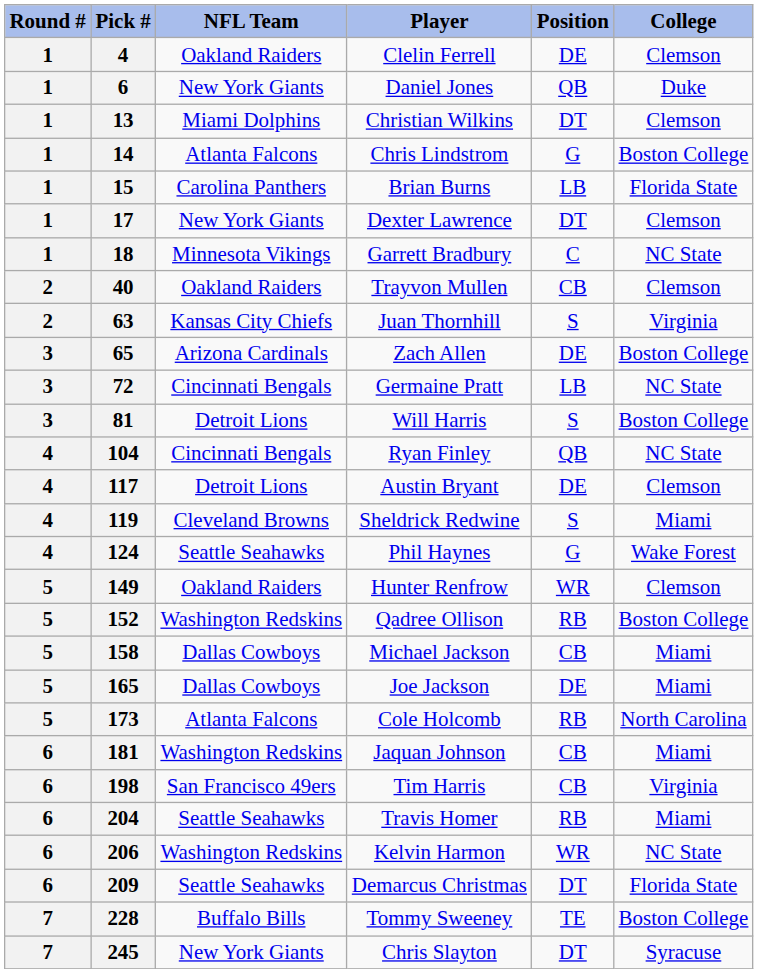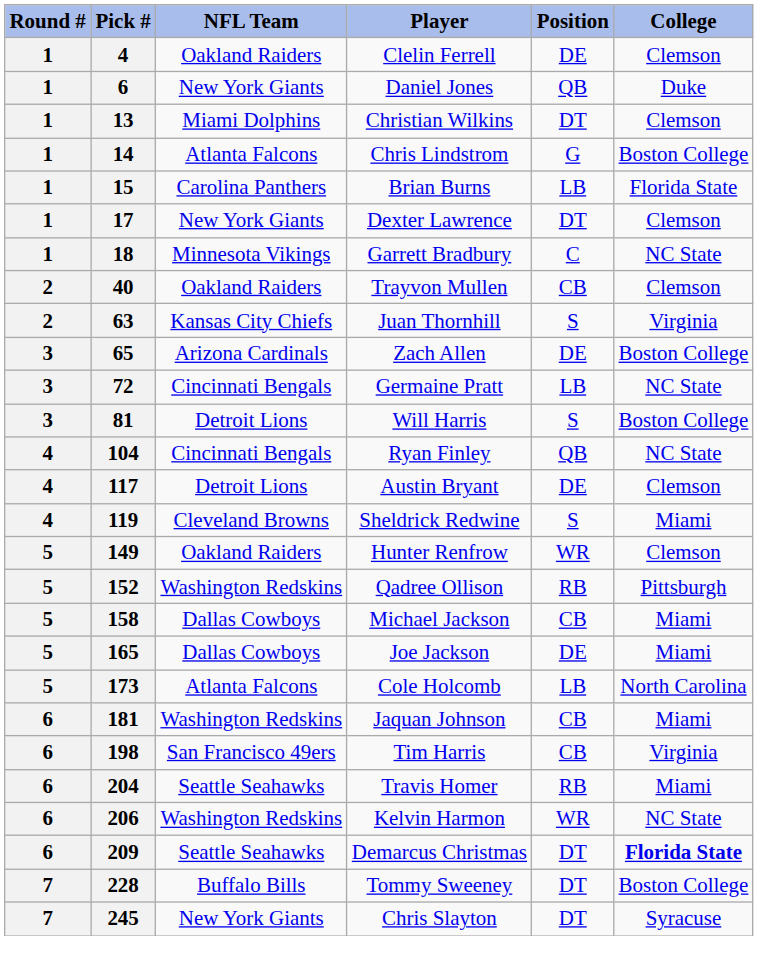- row: (439, 552)
(683, 619) Boston College -> (683, 586) Pittsburgh
(573, 719) RB -> (573, 685) LB
(683, 885) normal -> (683, 852) bold
(573, 918) TE -> (573, 885) DT
